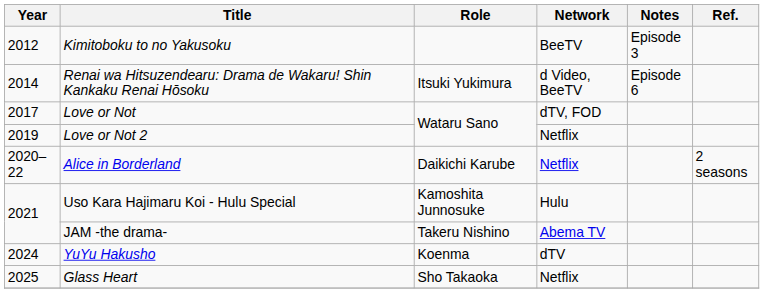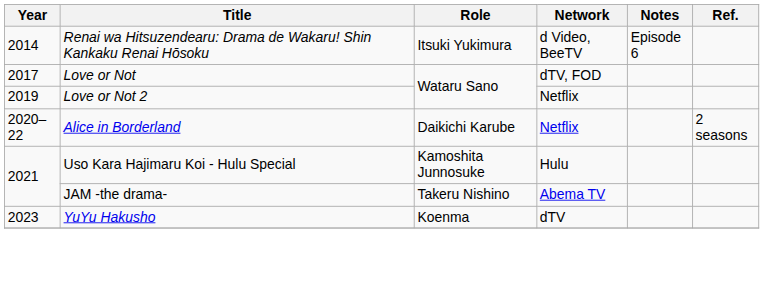- row: (147, 45)
(23, 254) 2024 -> (23, 217) 2023
- row: (100, 276)
